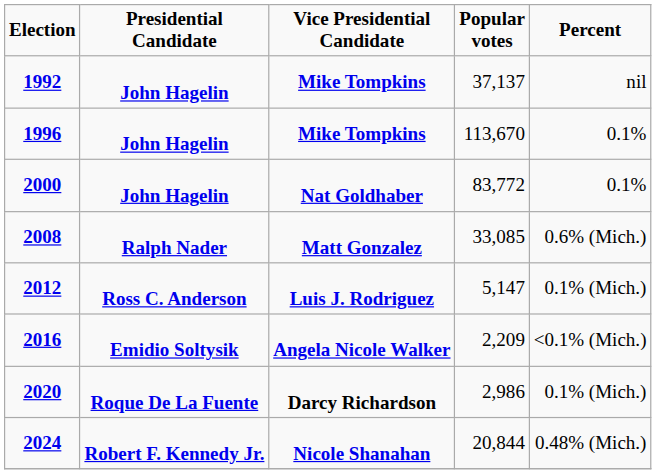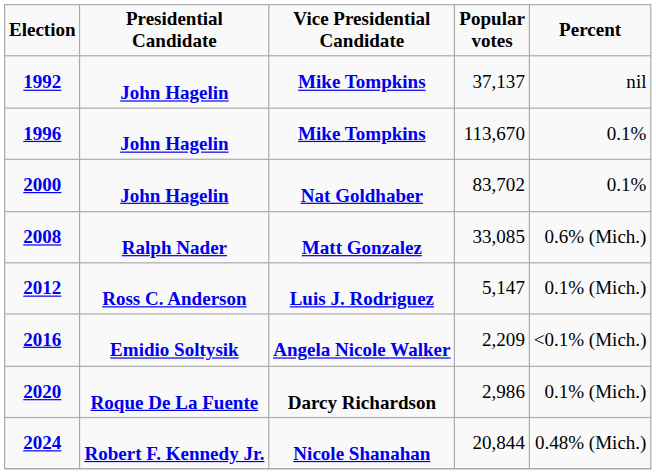(499, 185) 83,772 -> (499, 185) 83,702
